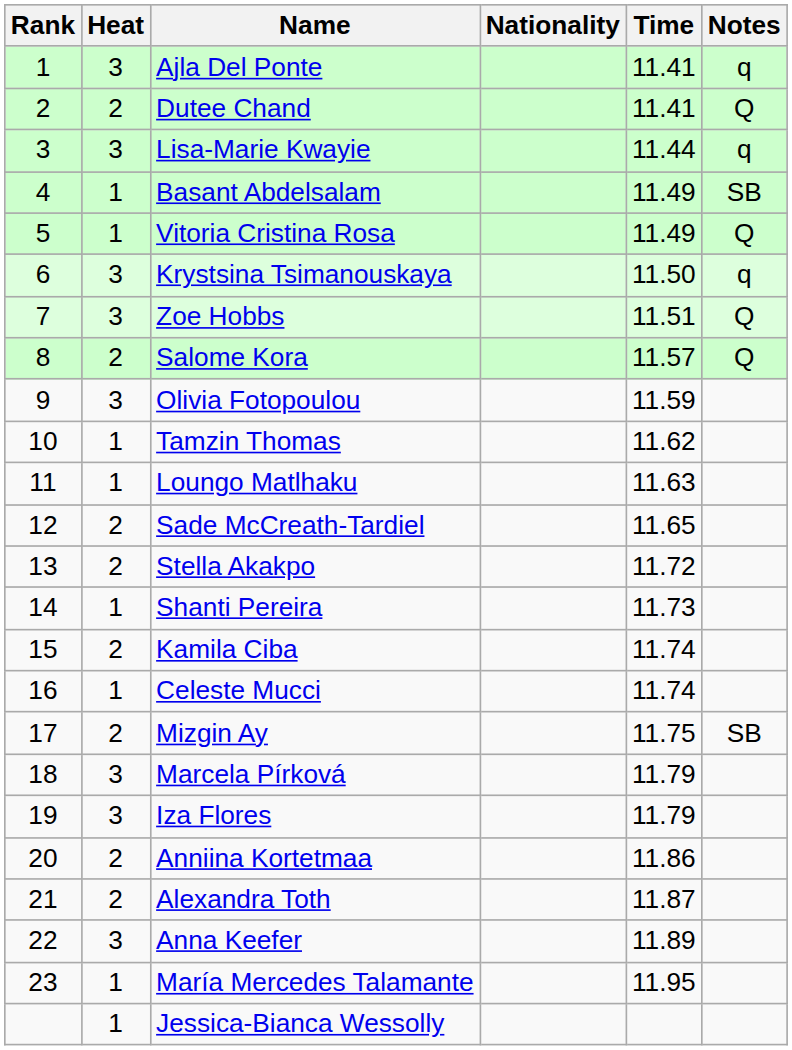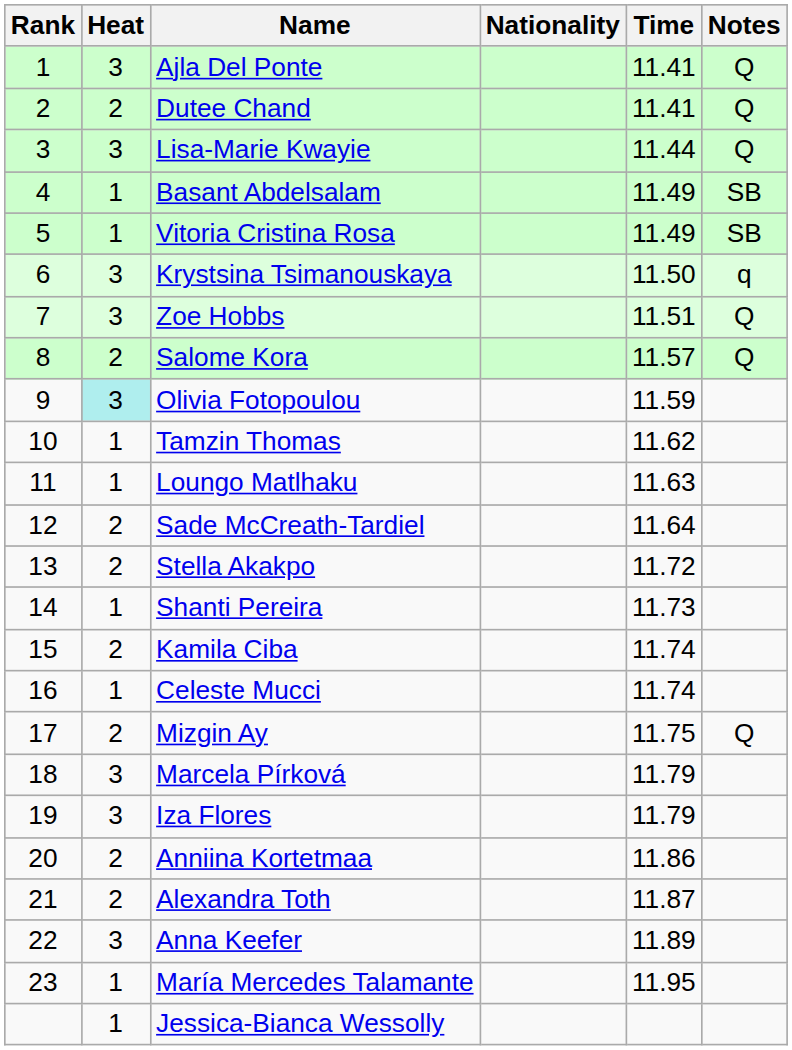(744, 66) q -> (744, 66) Q
(744, 150) q -> (744, 150) Q
(744, 233) Q -> (744, 233) SB
(116, 399) no background -> (116, 399) paleturquoise background
(664, 524) 11.65 -> (664, 524) 11.64
(744, 732) SB -> (744, 732) Q
